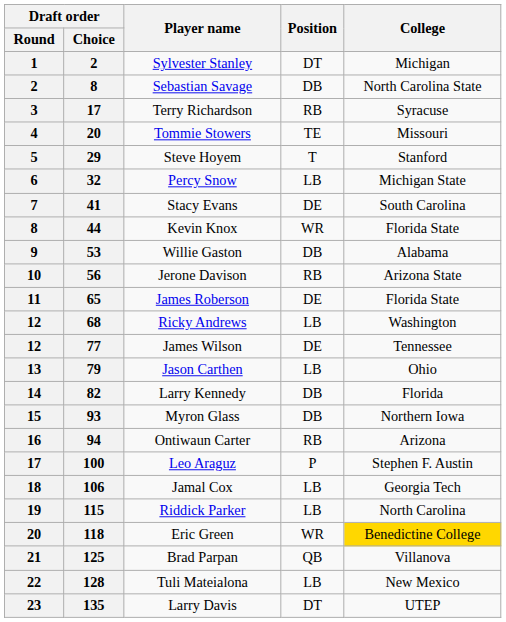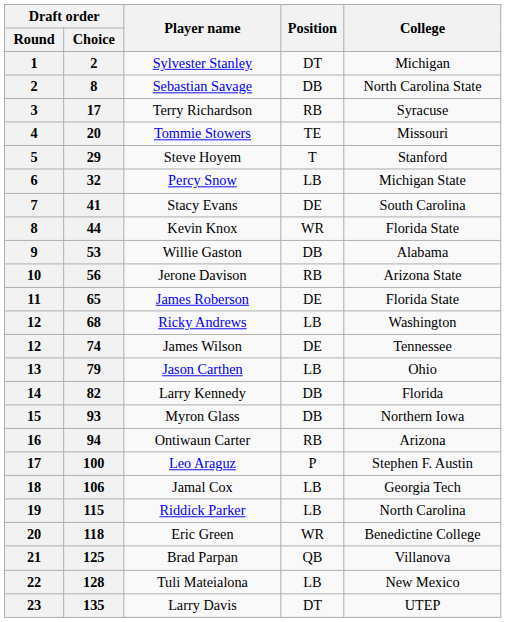(94, 346) 77 -> (94, 346) 74
(422, 534) gold background -> (422, 534) no background
